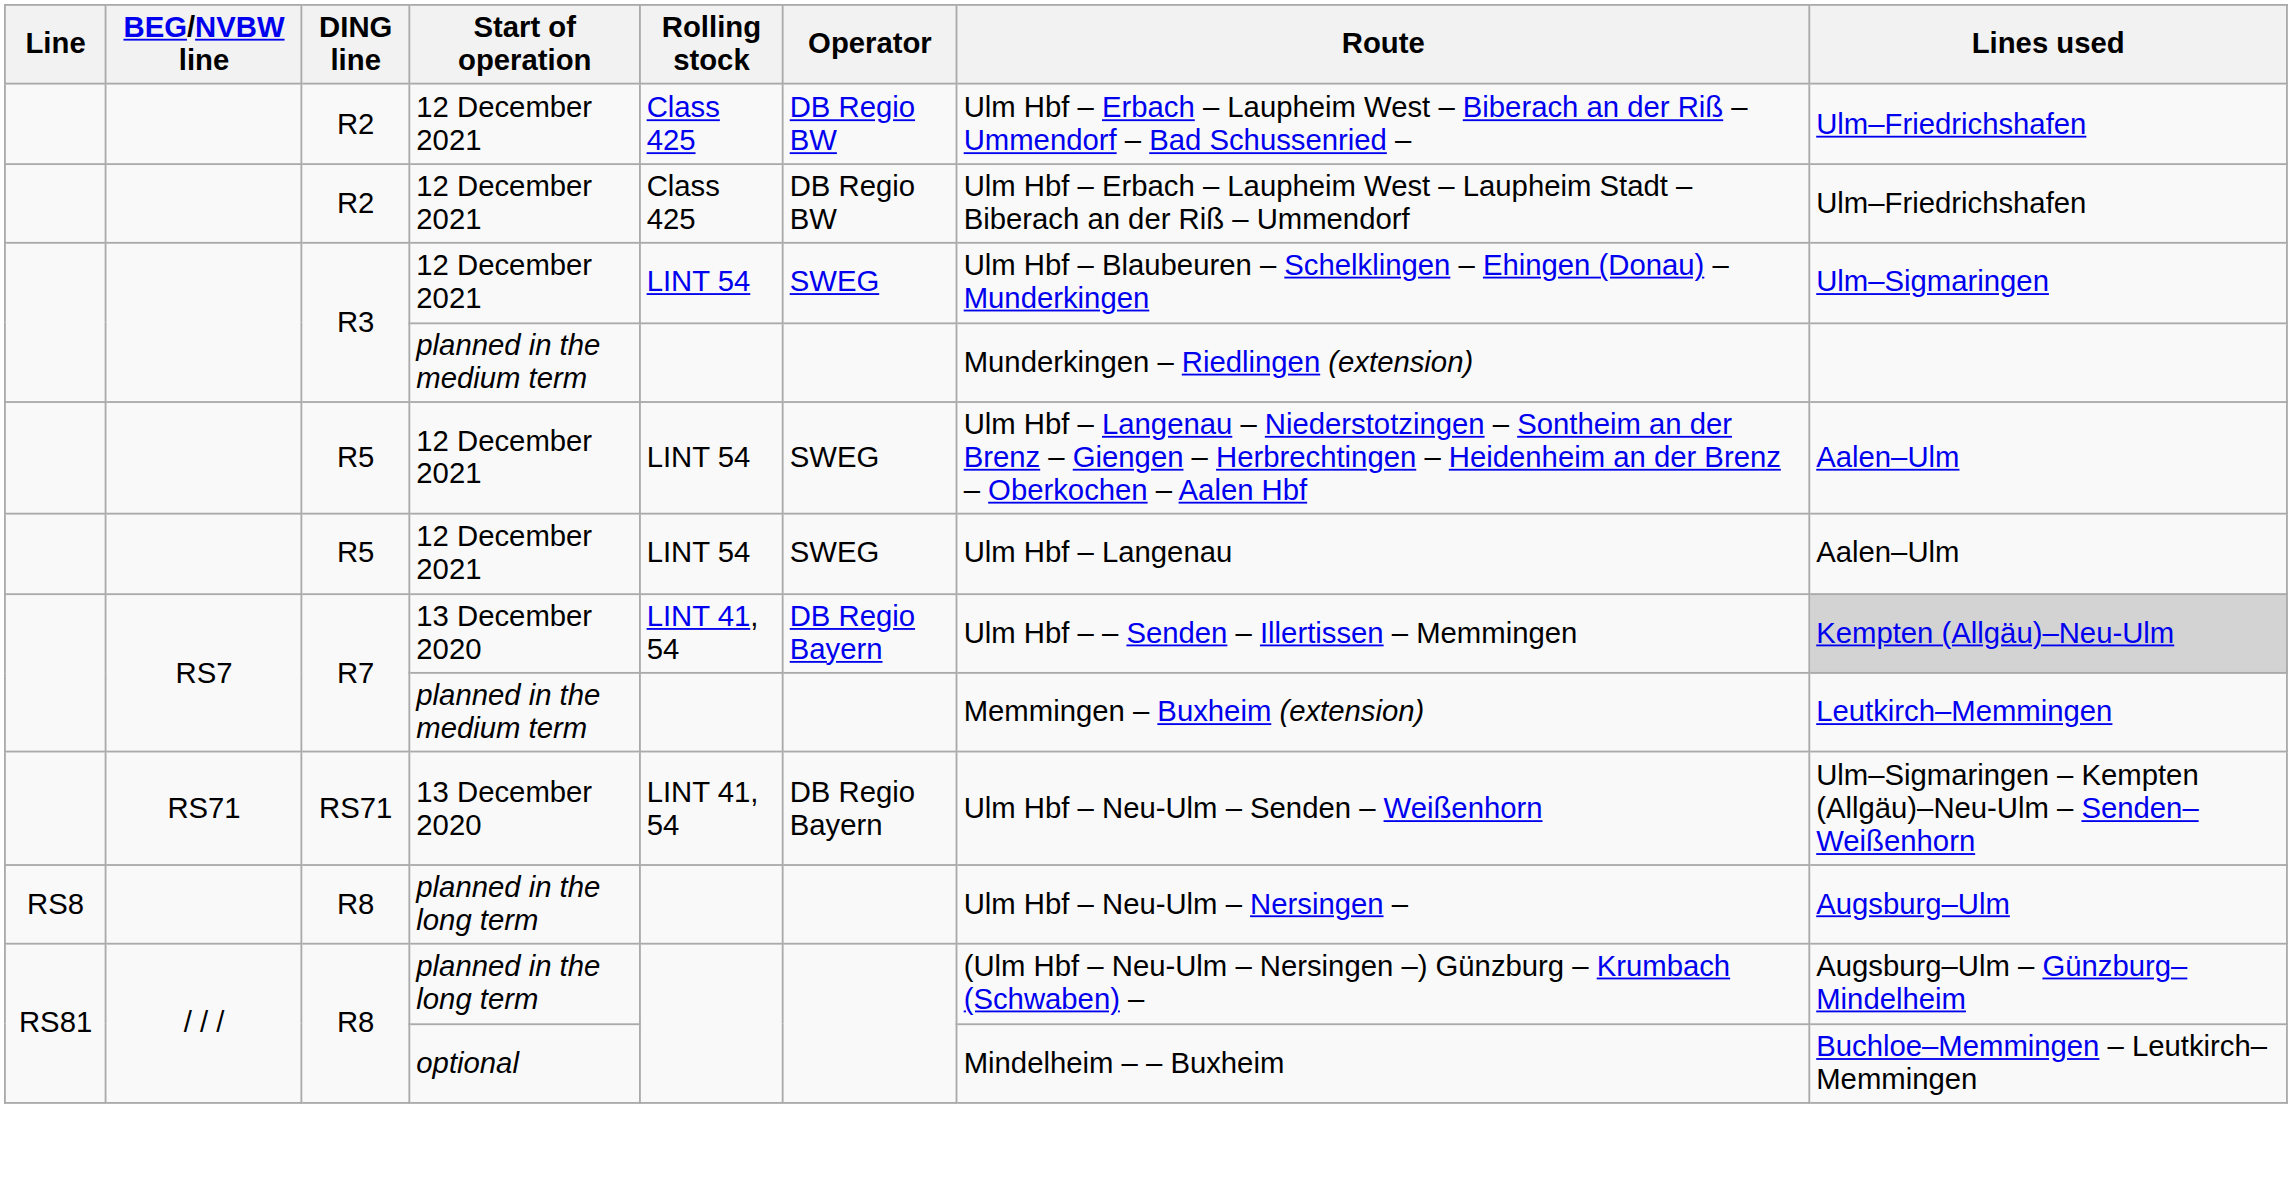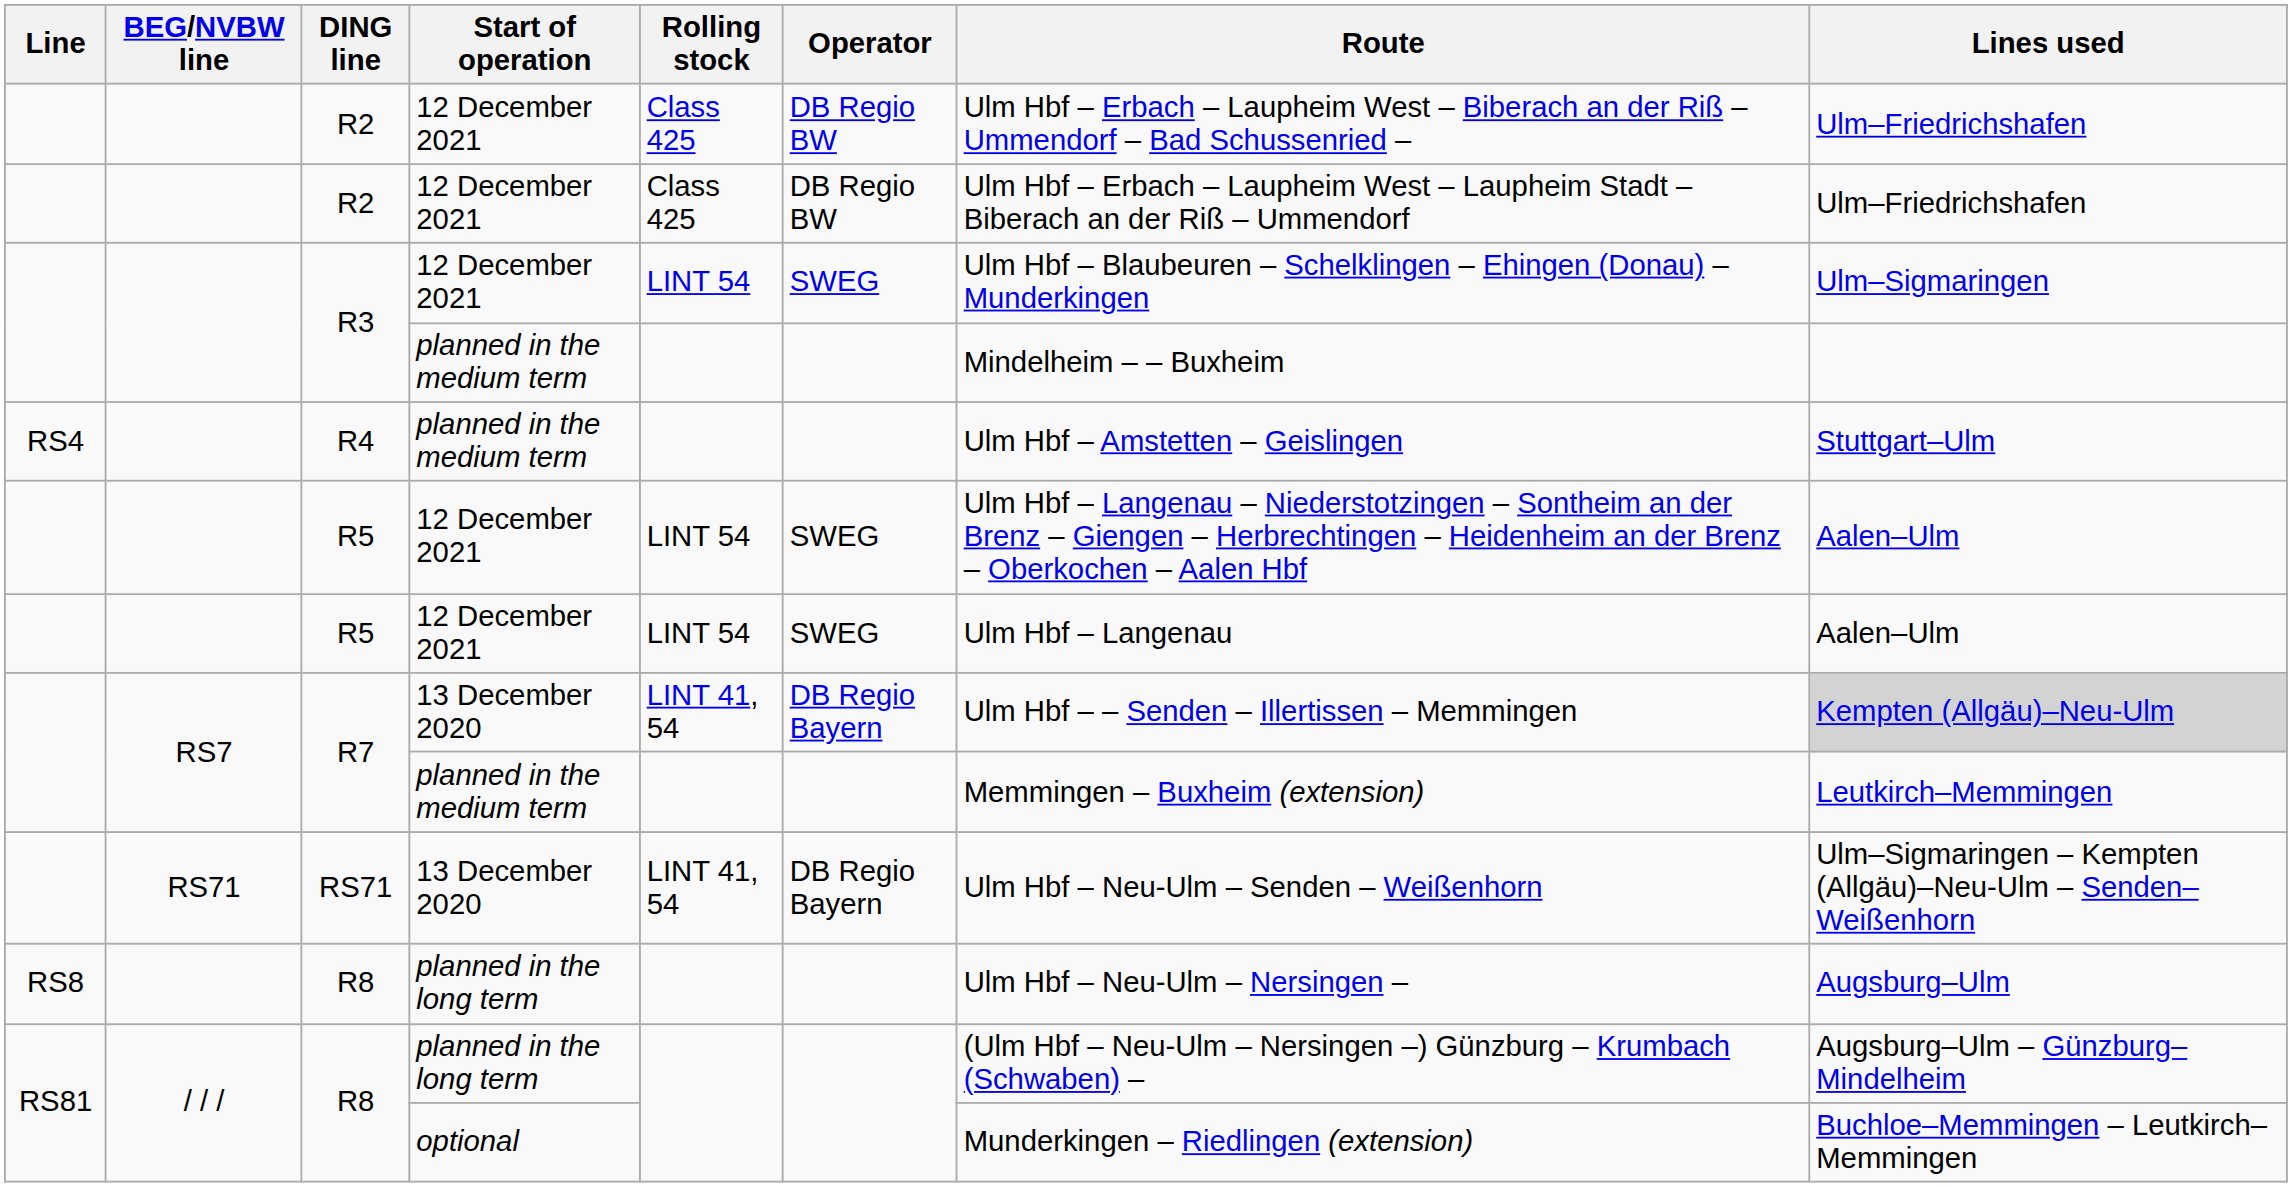(1218, 361) Munderkingen – Riedlingen (extension) -> (1124, 361) Mindelheim – – Buxheim
+ row: (356, 441)
(1124, 1062) Mindelheim – – Buxheim -> (1218, 1141) Munderkingen – Riedlingen (extension)
